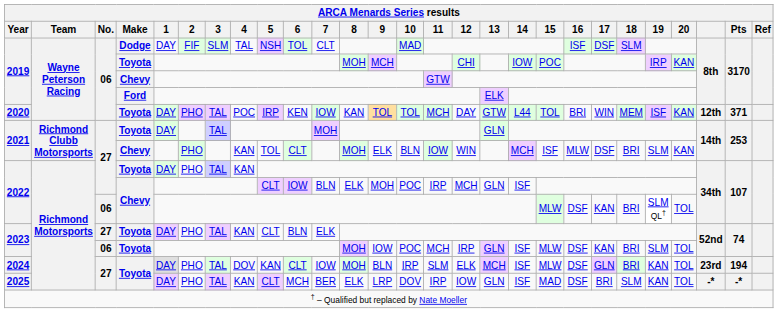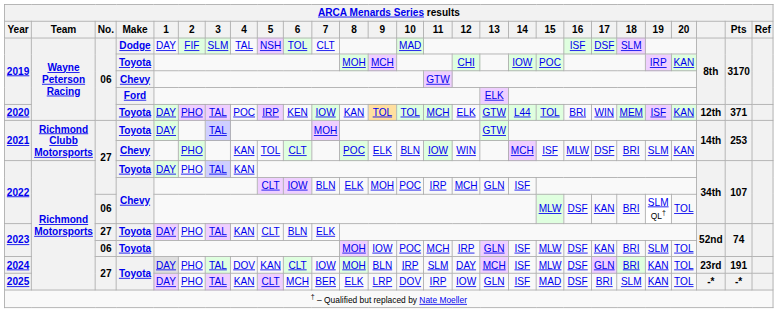(466, 112) DAY -> (466, 112) ELK
(494, 131) GLN -> (494, 131) GTW
(354, 151) MOH -> (354, 151) POC
(466, 265) ELK -> (466, 265) DAY
(739, 265) 194 -> (739, 265) 191
